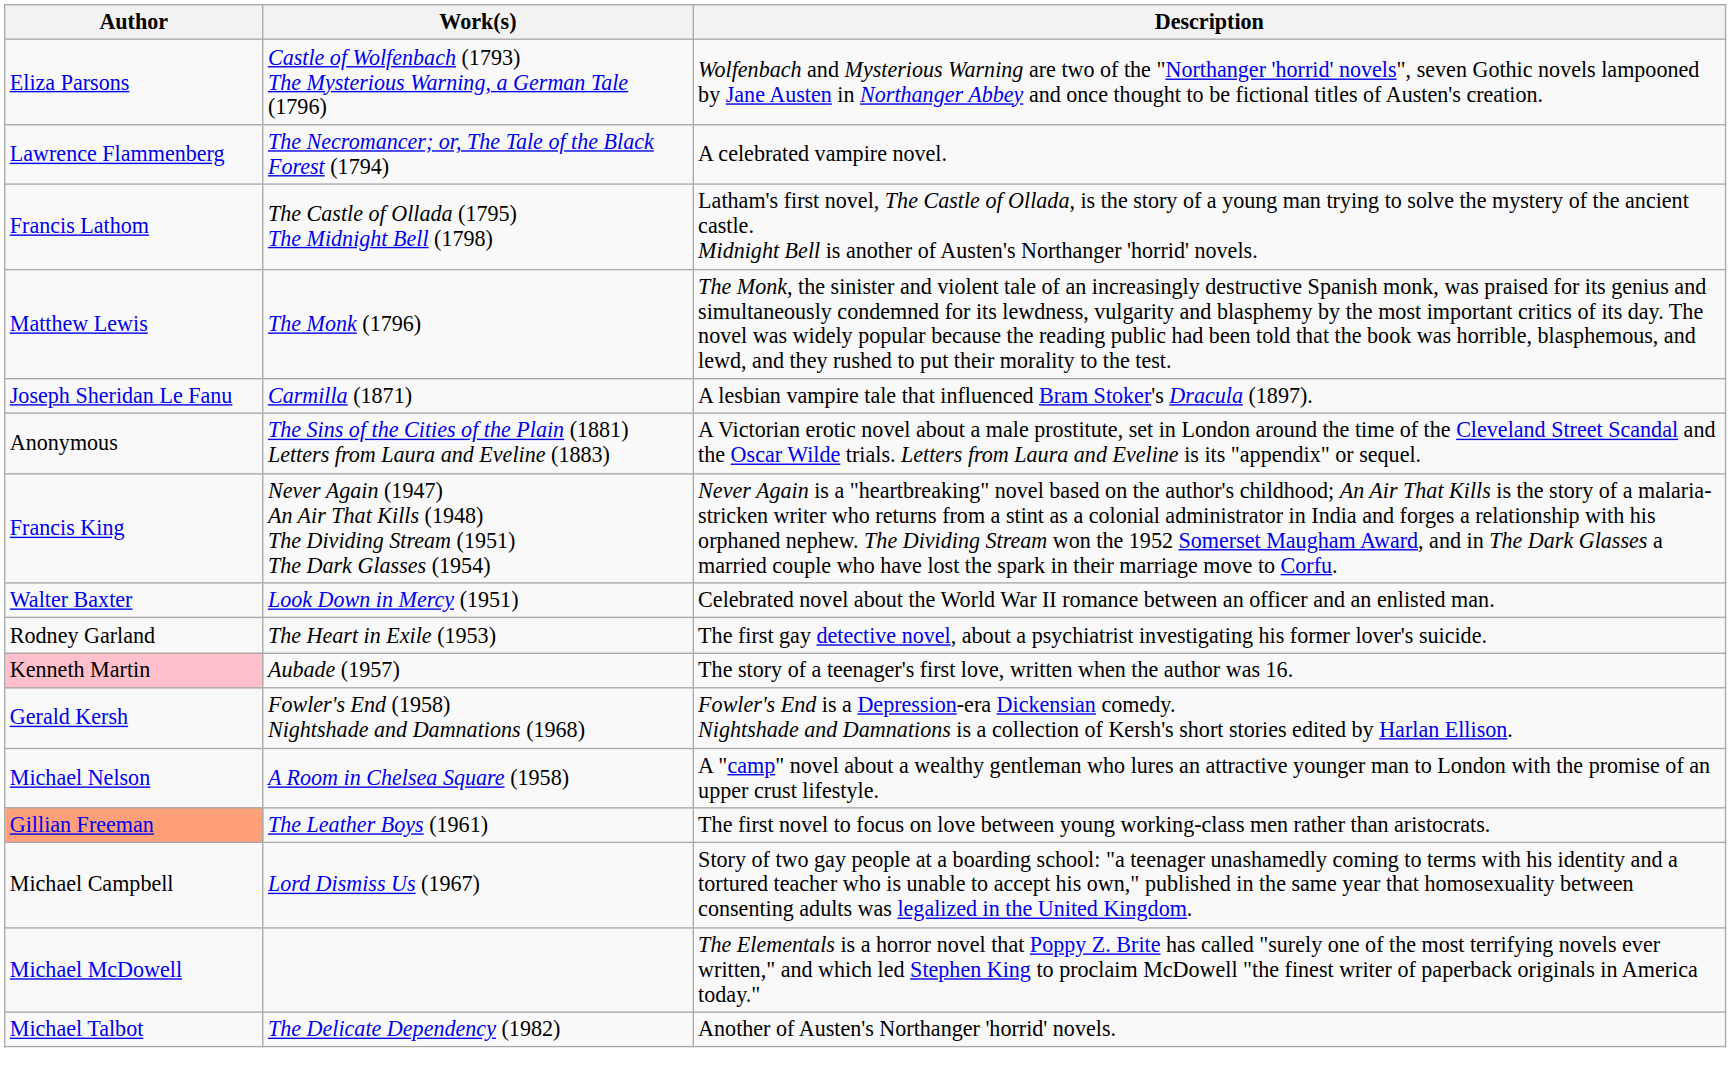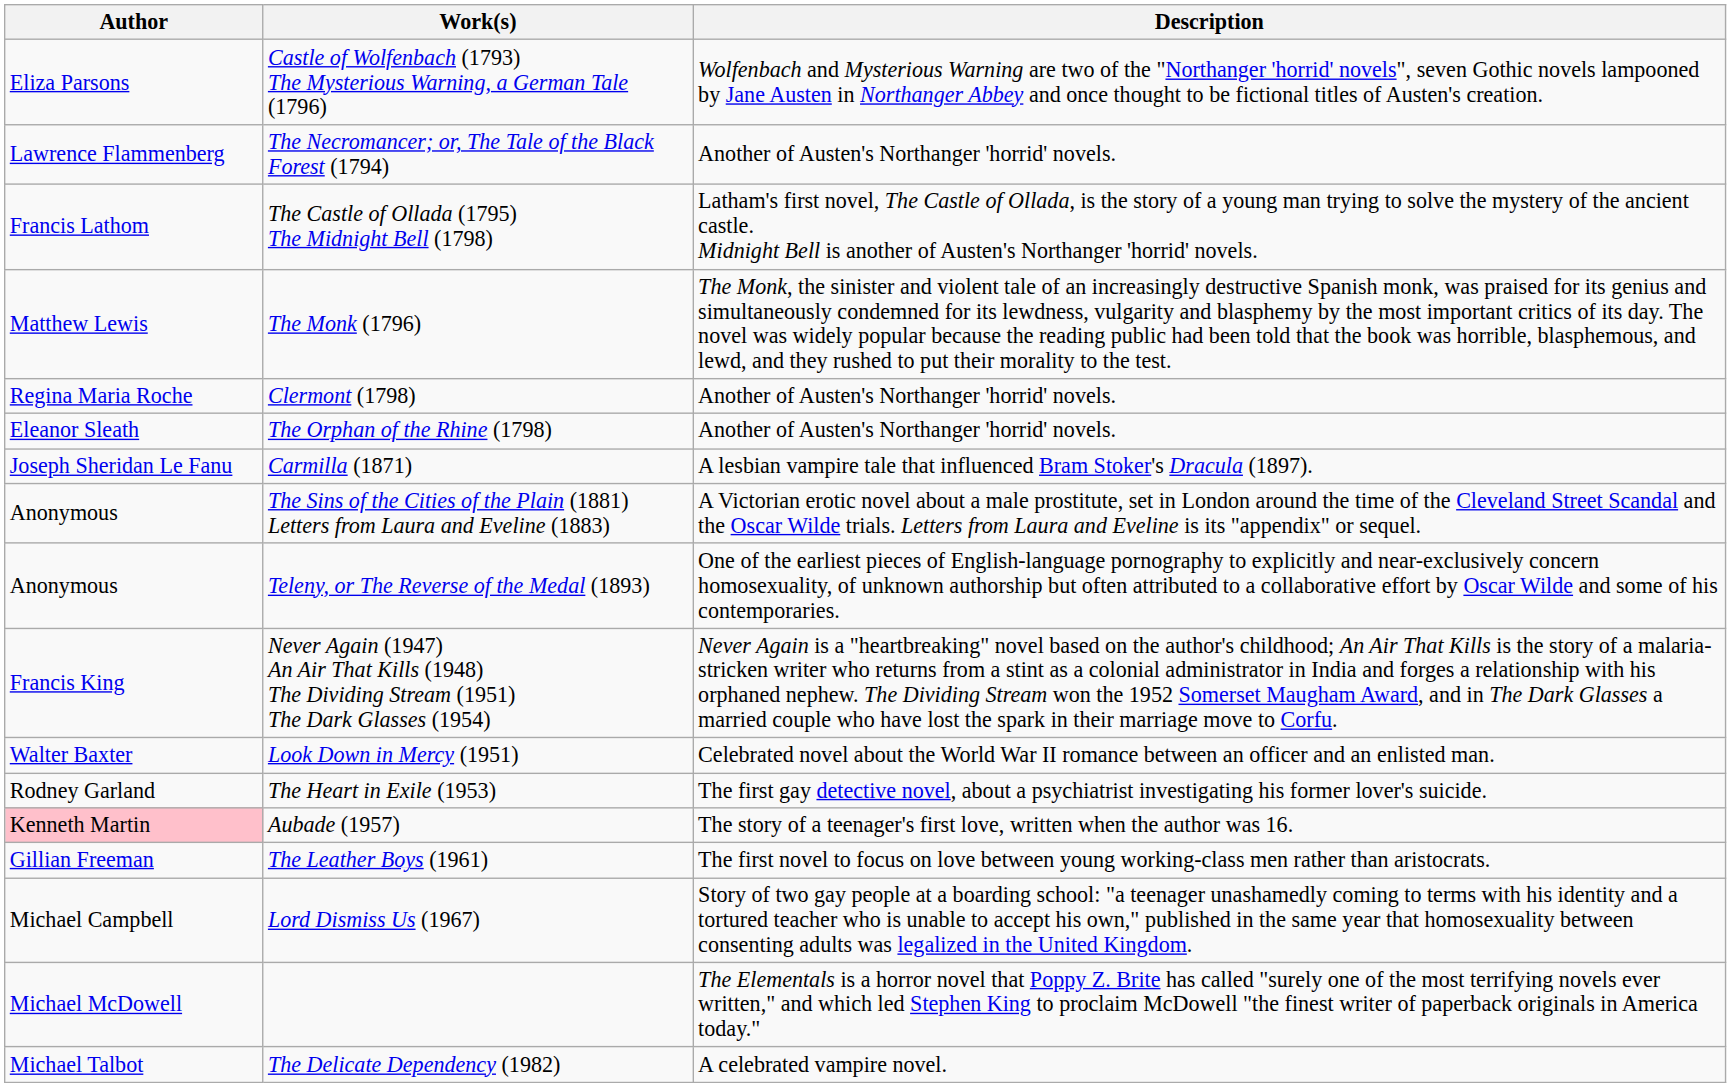(823, 154) A celebrated vampire novel. -> (907, 154) Another of Austen's Northanger 'horrid' novels.
+ row: (342, 395)
+ row: (410, 430)
+ row: (459, 585)
- row: (426, 717)
- row: (418, 777)
(82, 824) lightsalmon background -> (82, 860) no background
(907, 1029) Another of Austen's Northanger 'horrid' novels. -> (823, 1064) A celebrated vampire novel.
